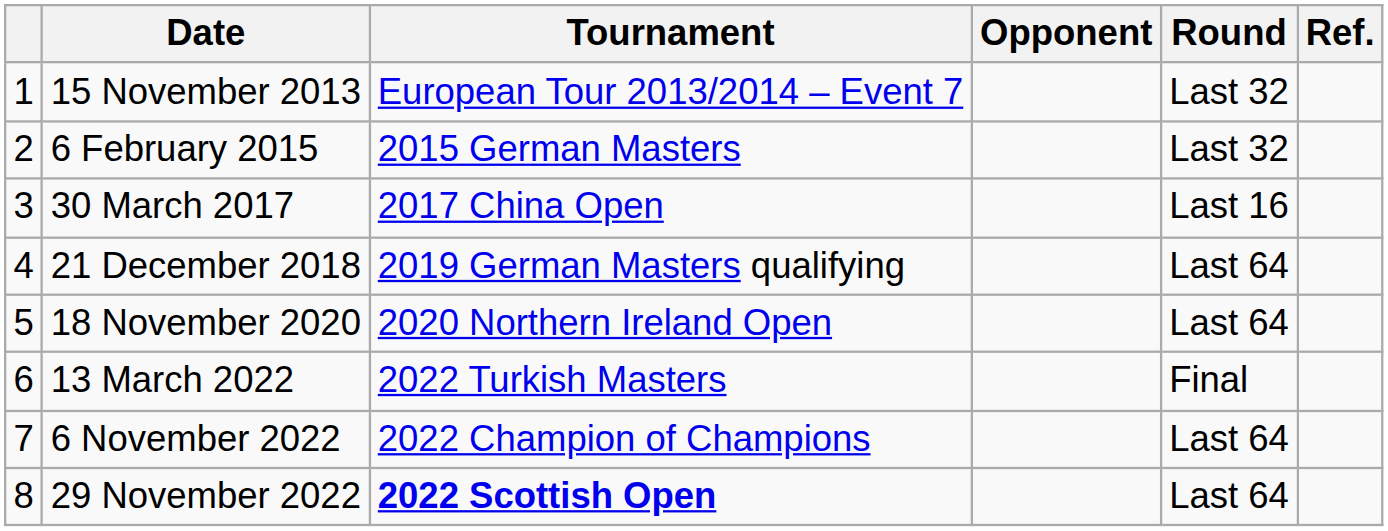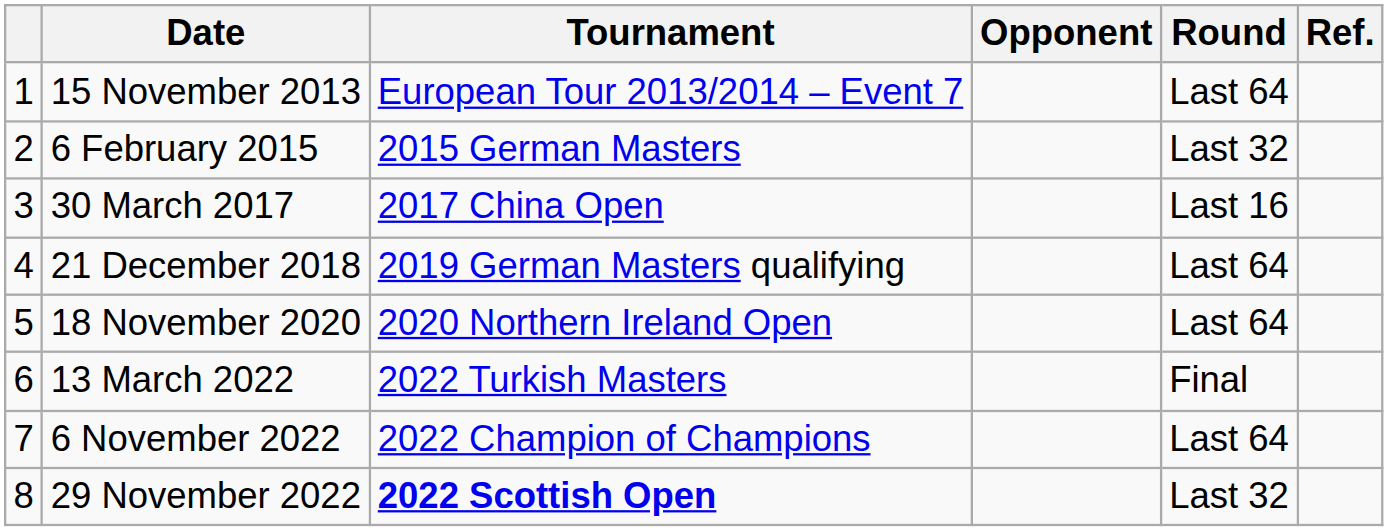(1229, 91) Last 32 -> (1229, 91) Last 64
(1229, 496) Last 64 -> (1229, 496) Last 32
